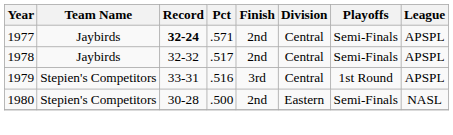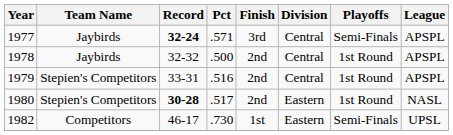(257, 36) 2nd -> (257, 36) 3rd
(222, 57) .517 -> (222, 57) .500
(366, 57) Semi-Finals -> (366, 57) 1st Round
(257, 78) 3rd -> (257, 78) 2nd
(183, 99) normal -> (183, 99) bold
(222, 99) .500 -> (222, 99) .517
(366, 99) Semi-Finals -> (366, 99) 1st Round
+ row: (21, 120)
